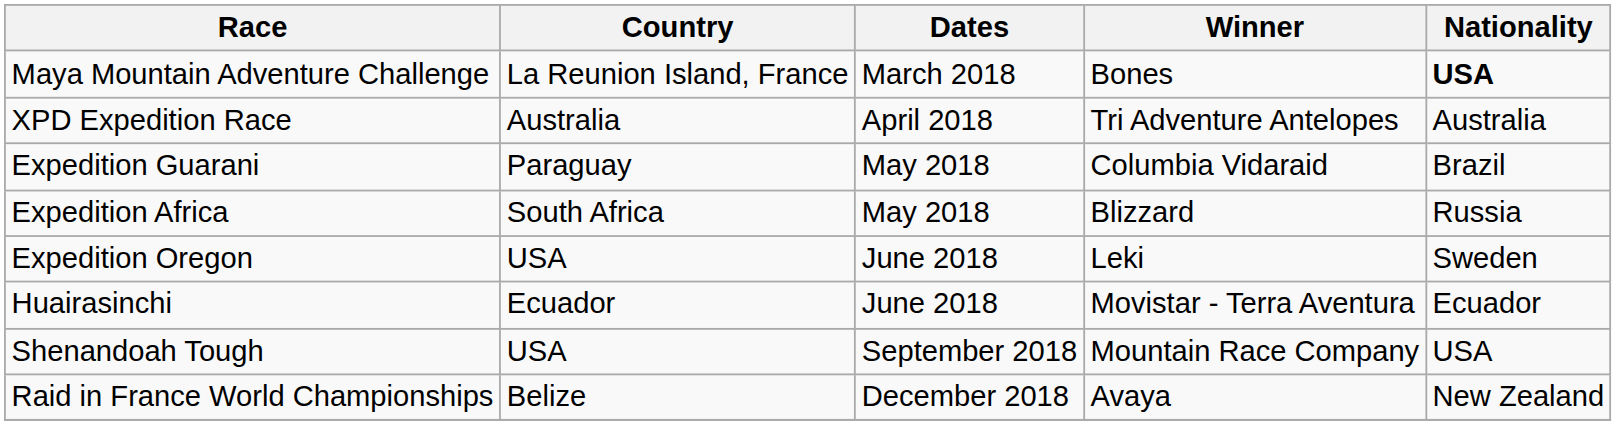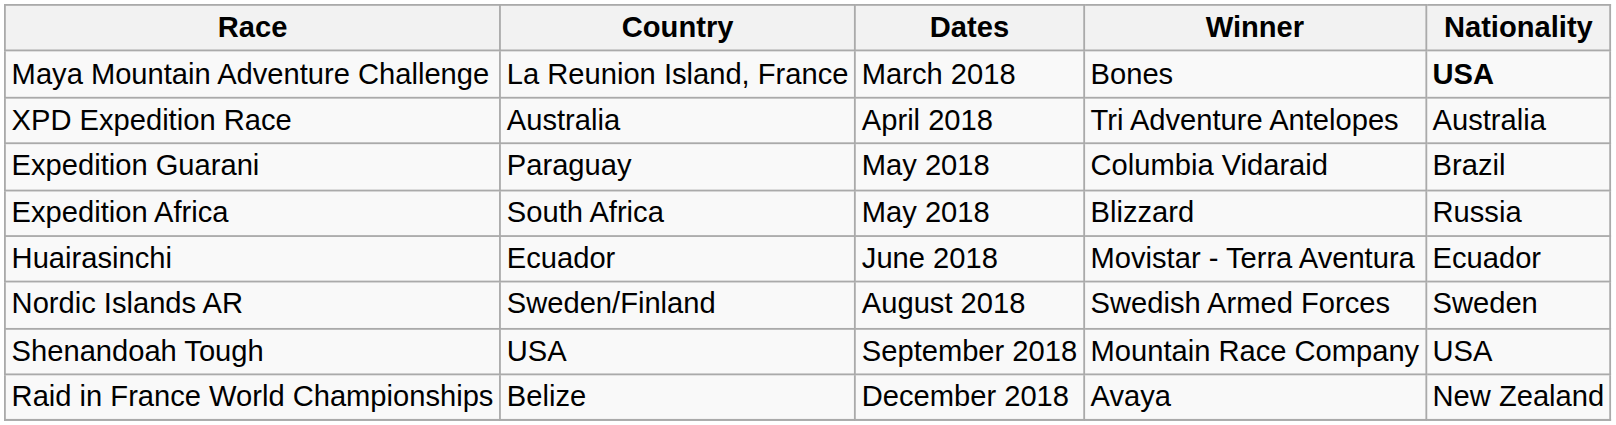- row: (132, 258)
+ row: (127, 304)
